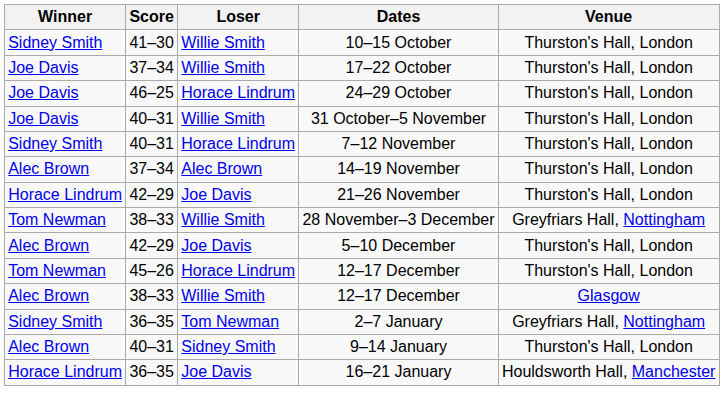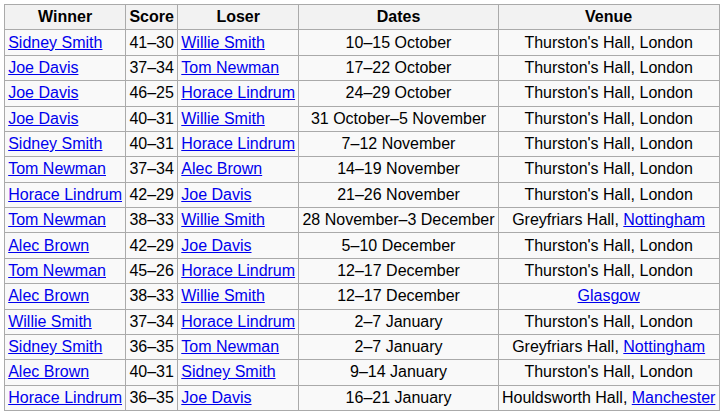(223, 67) Willie Smith -> (230, 67) Tom Newman
(49, 169) Alec Brown -> (57, 169) Tom Newman
+ row: (152, 321)
